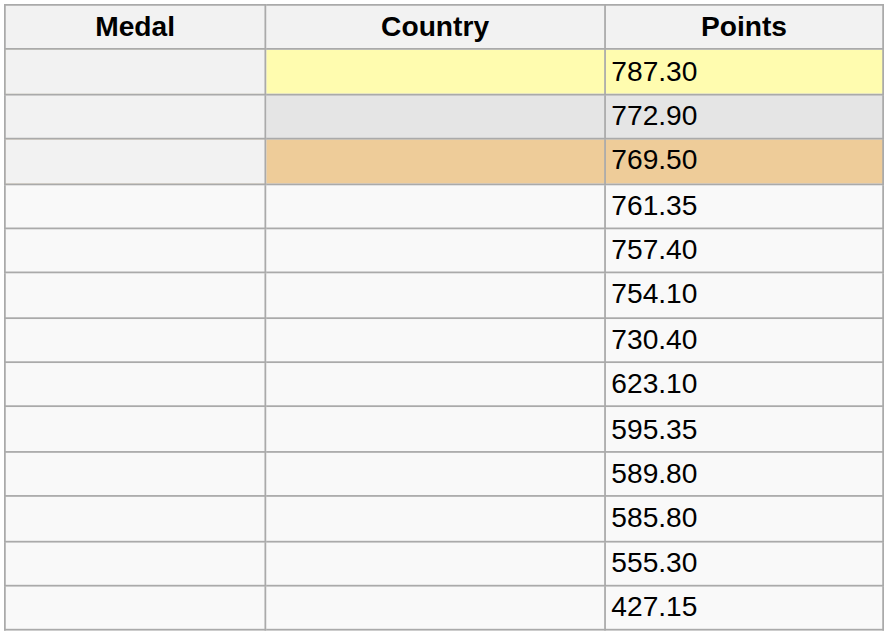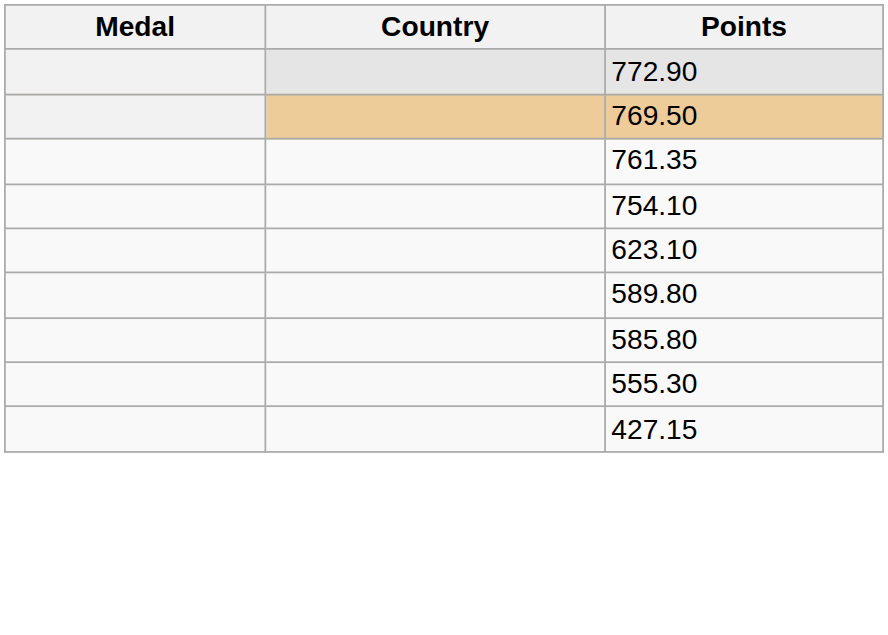- row: (654, 71)
- row: (654, 250)
- row: (654, 339)
- row: (654, 428)
